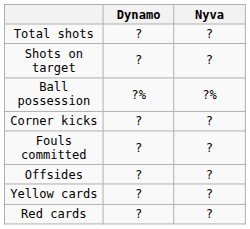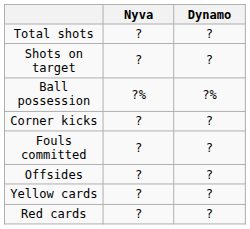columns swapped: (139, 14) <-> (210, 14)
